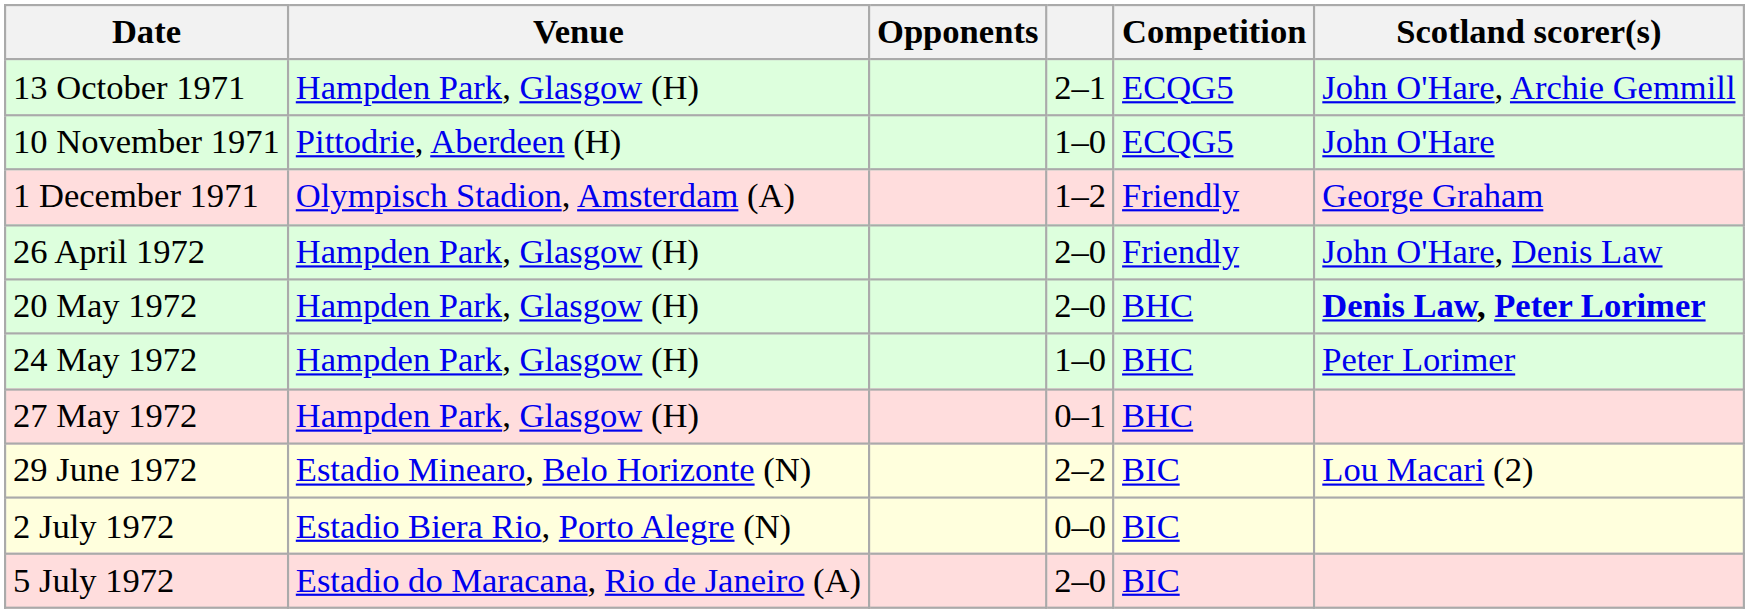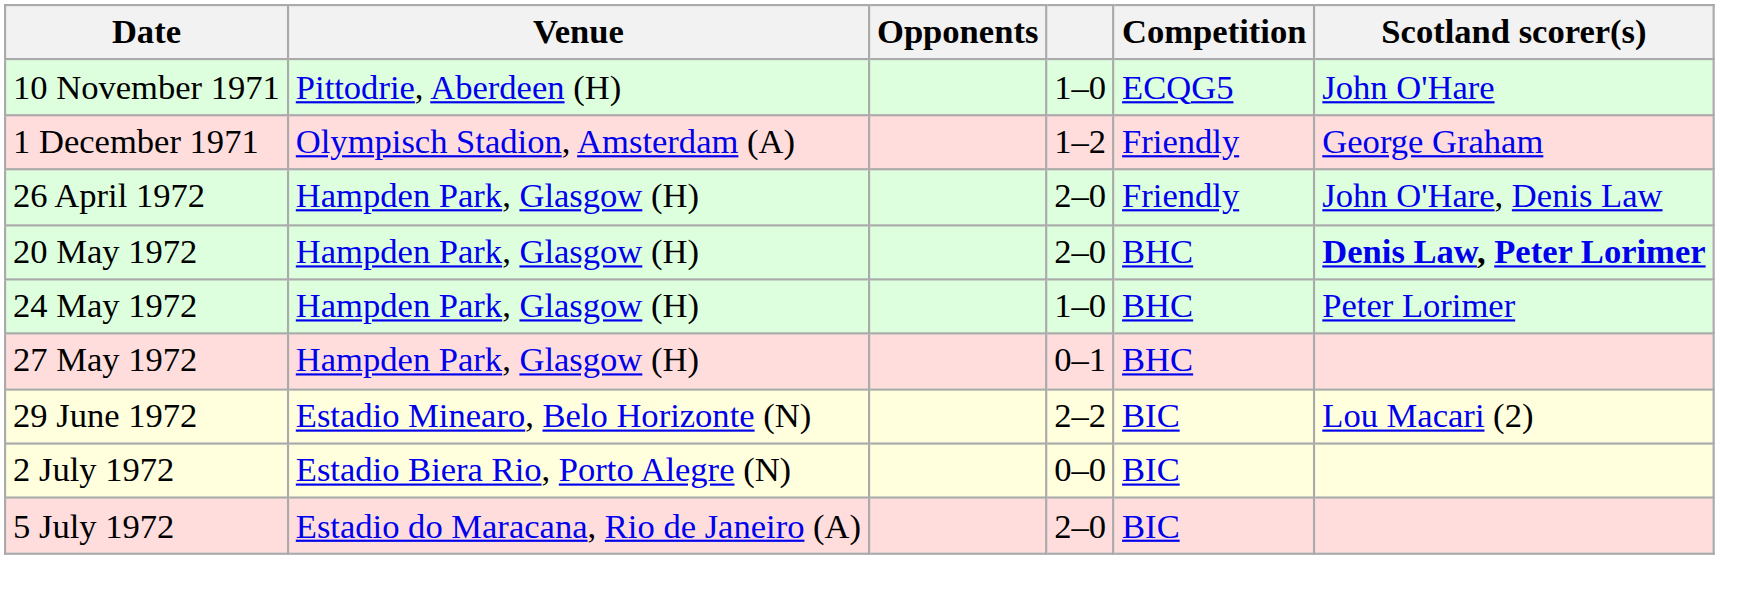- row: (129, 86)
